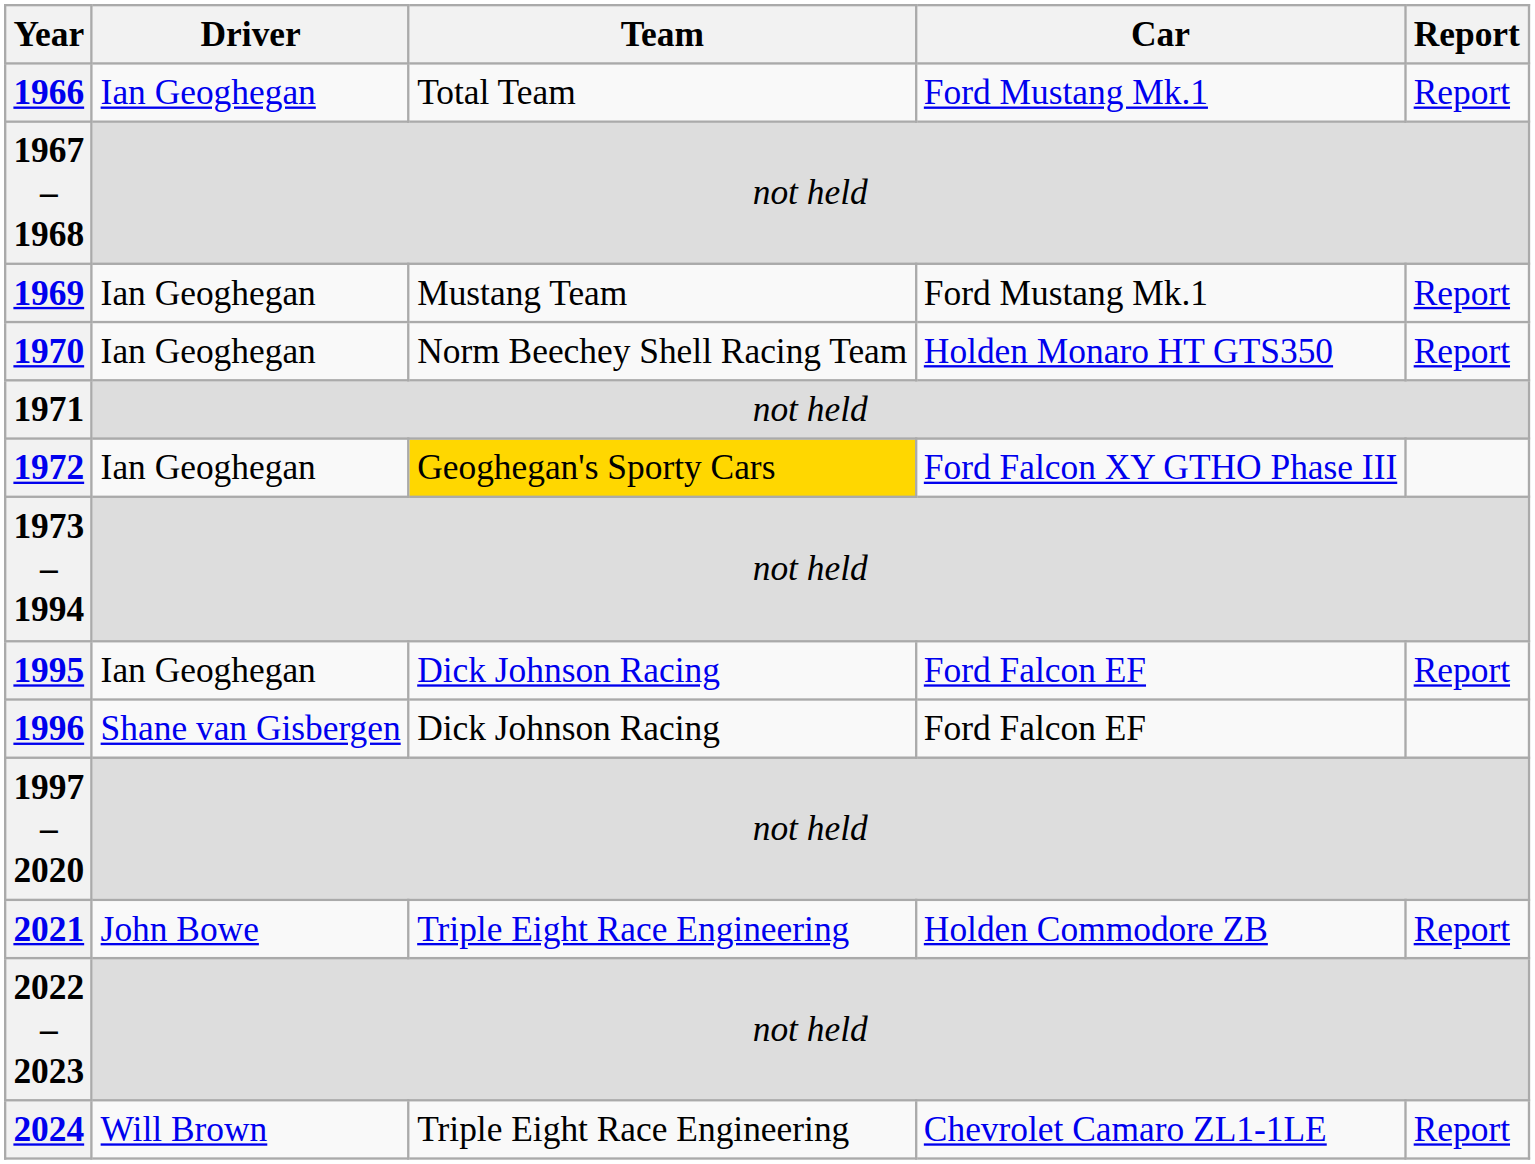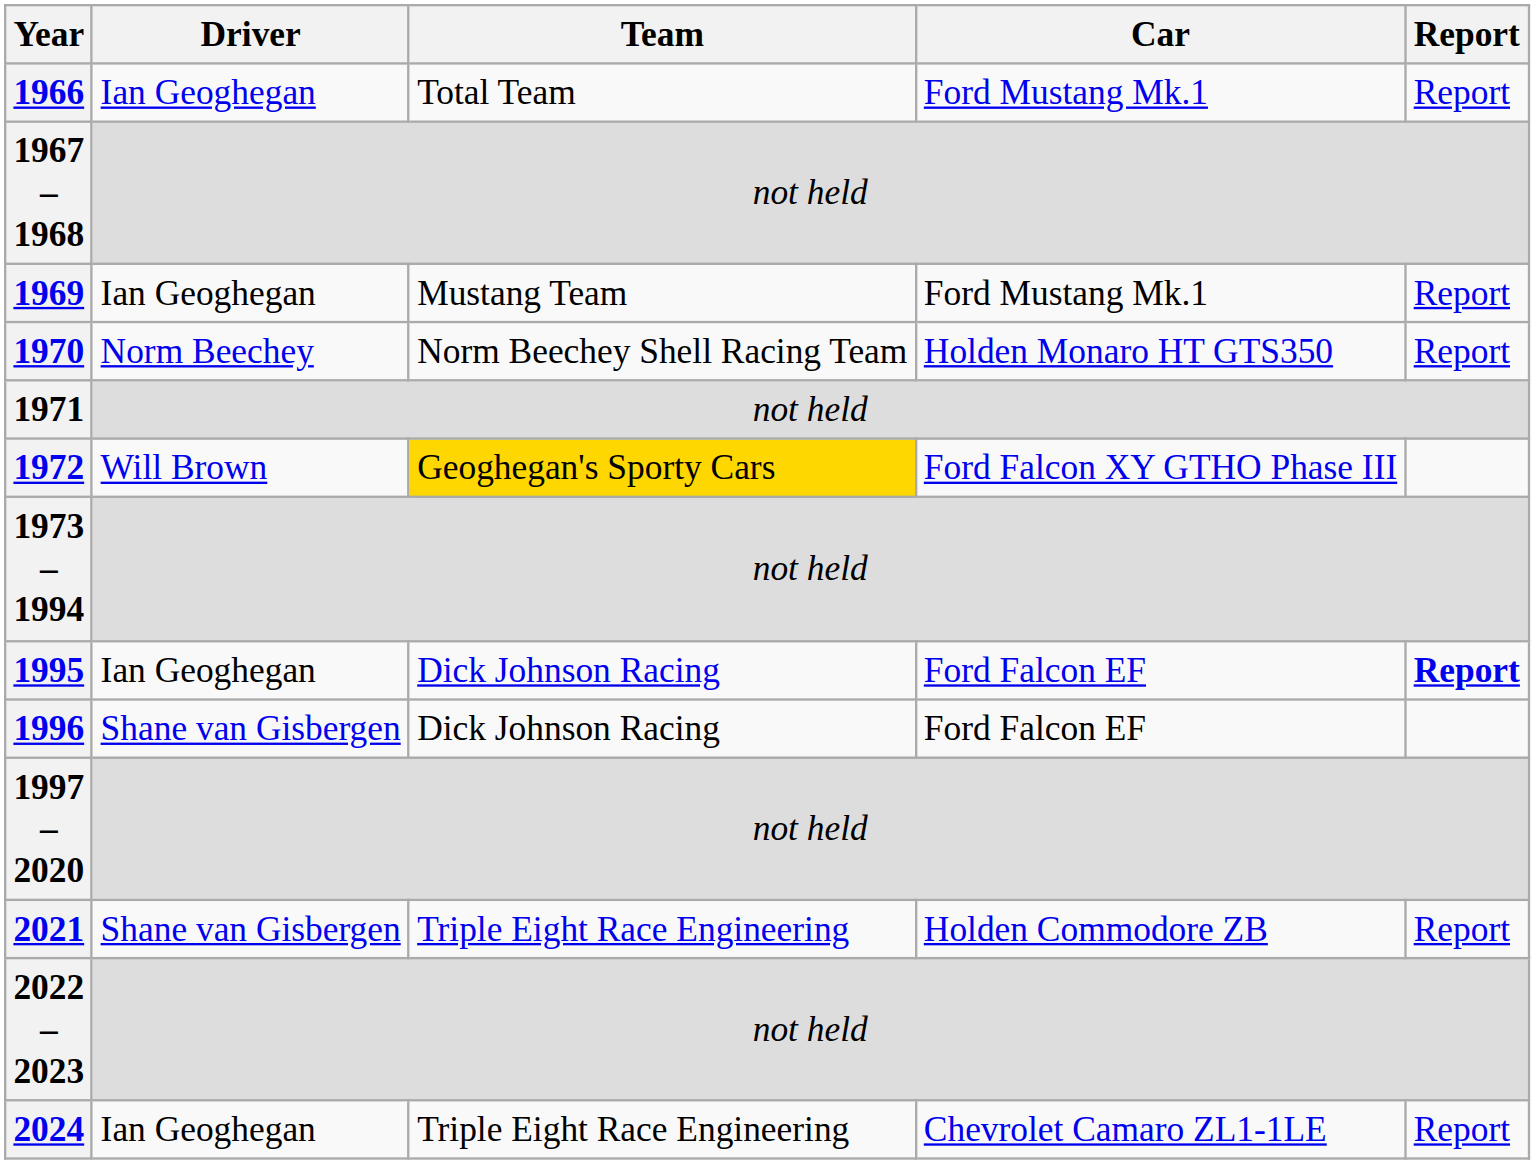(208, 351) Ian Geoghegan -> (207, 351) Norm Beechey
(208, 468) Ian Geoghegan -> (184, 468) Will Brown
(1462, 668) normal -> (1467, 668) bold
(180, 927) John Bowe -> (251, 927) Shane van Gisbergen
(184, 1128) Will Brown -> (208, 1128) Ian Geoghegan
